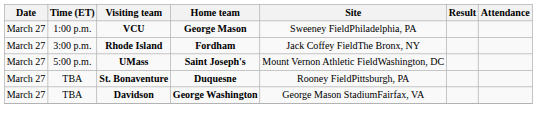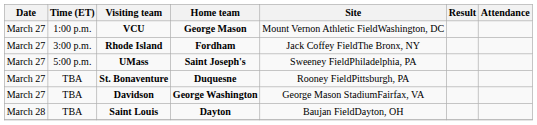(353, 29) Sweeney FieldPhiladelphia, PA -> (353, 29) Mount Vernon Athletic FieldWashington, DC
(353, 62) Mount Vernon Athletic FieldWashington, DC -> (353, 62) Sweeney FieldPhiladelphia, PA
+ row: (134, 112)
